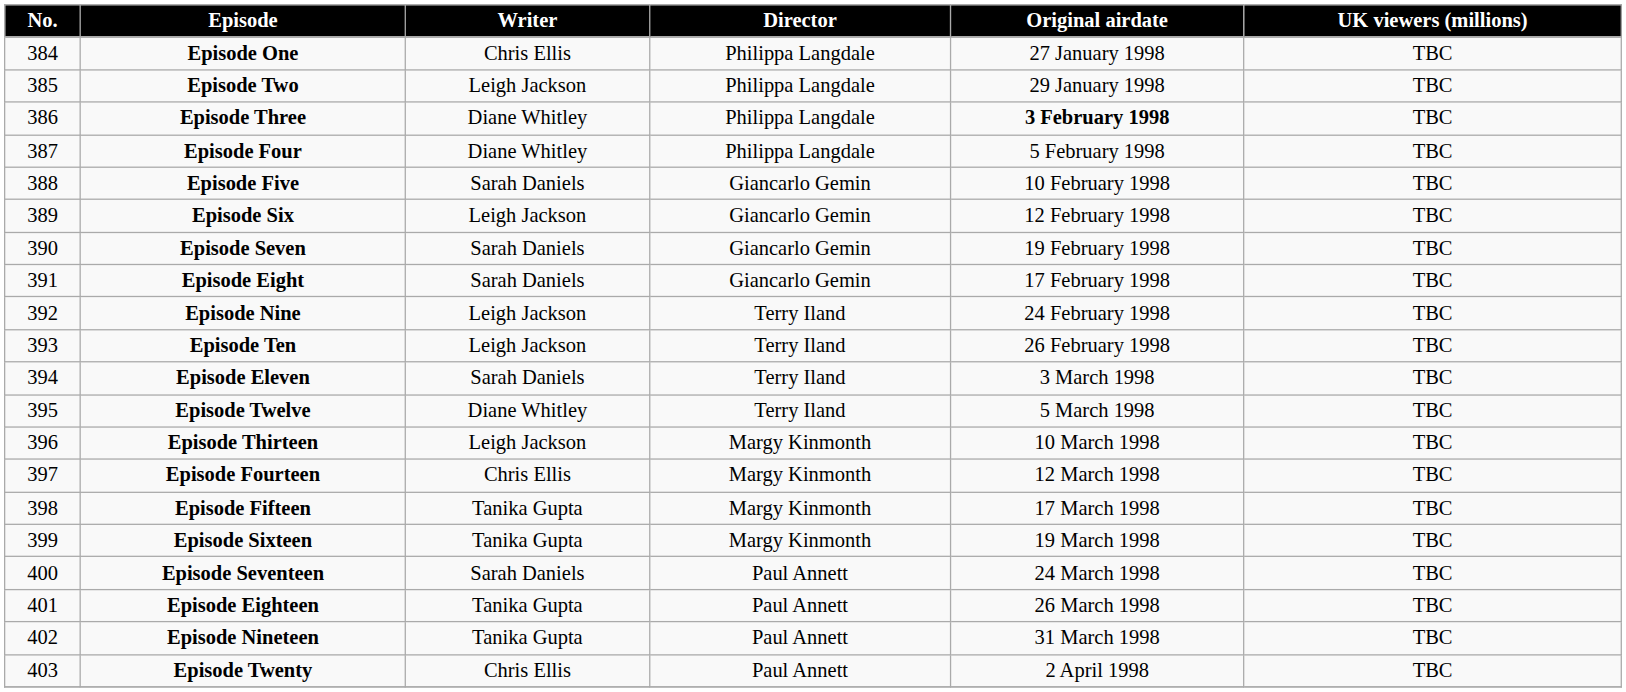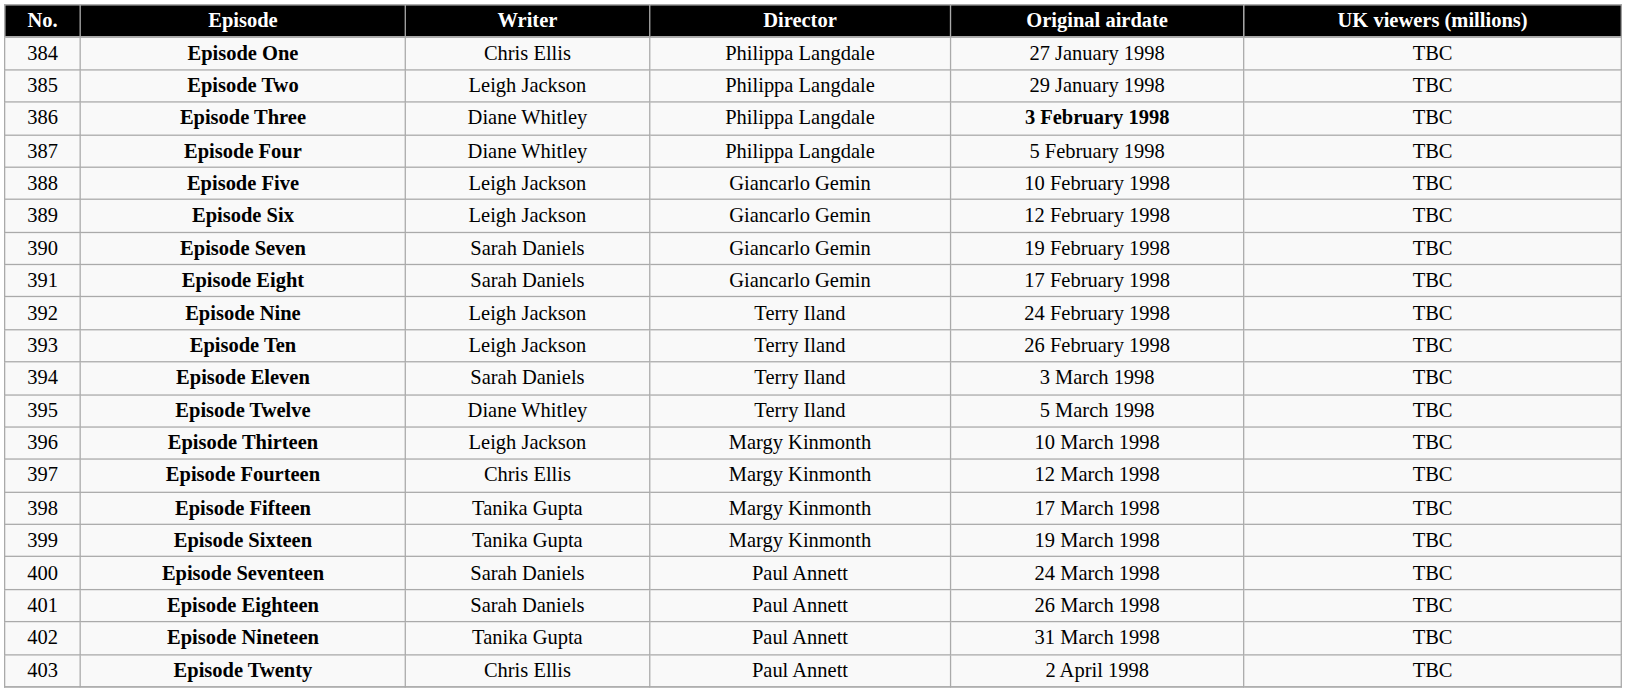(527, 183) Sarah Daniels -> (527, 183) Leigh Jackson
(527, 605) Tanika Gupta -> (527, 605) Sarah Daniels
